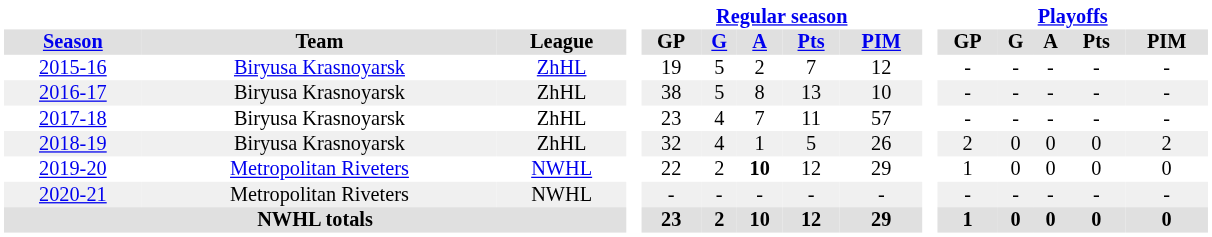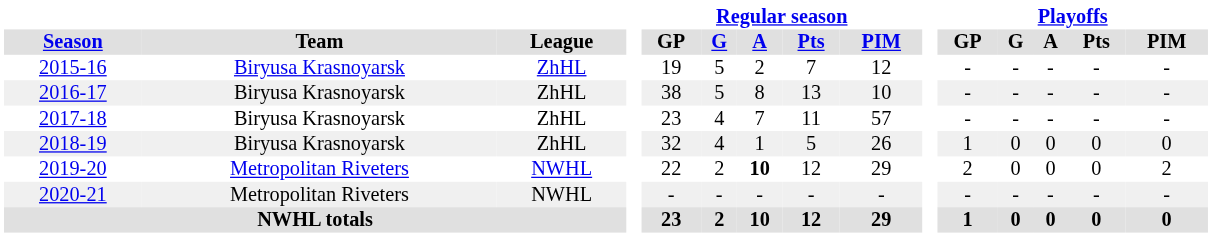(968, 143) 2 -> (968, 143) 1
(1167, 143) 2 -> (1167, 143) 0
(968, 168) 1 -> (968, 168) 2
(1167, 168) 0 -> (1167, 168) 2
